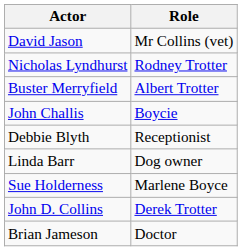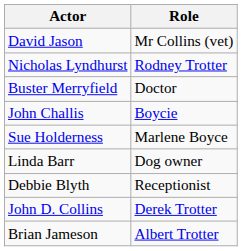(176, 88) Albert Trotter -> (156, 88) Doctor
rows swapped: (55, 185) <-> (49, 137)
(156, 233) Doctor -> (176, 233) Albert Trotter
